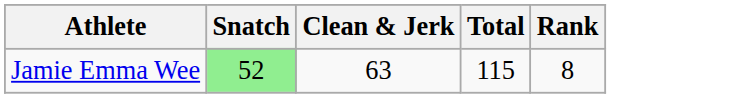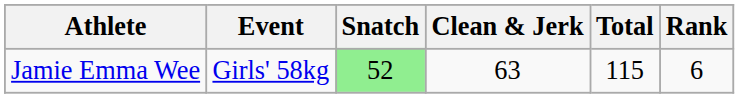+ column: (271, 26)
(568, 70) 8 -> (697, 70) 6
